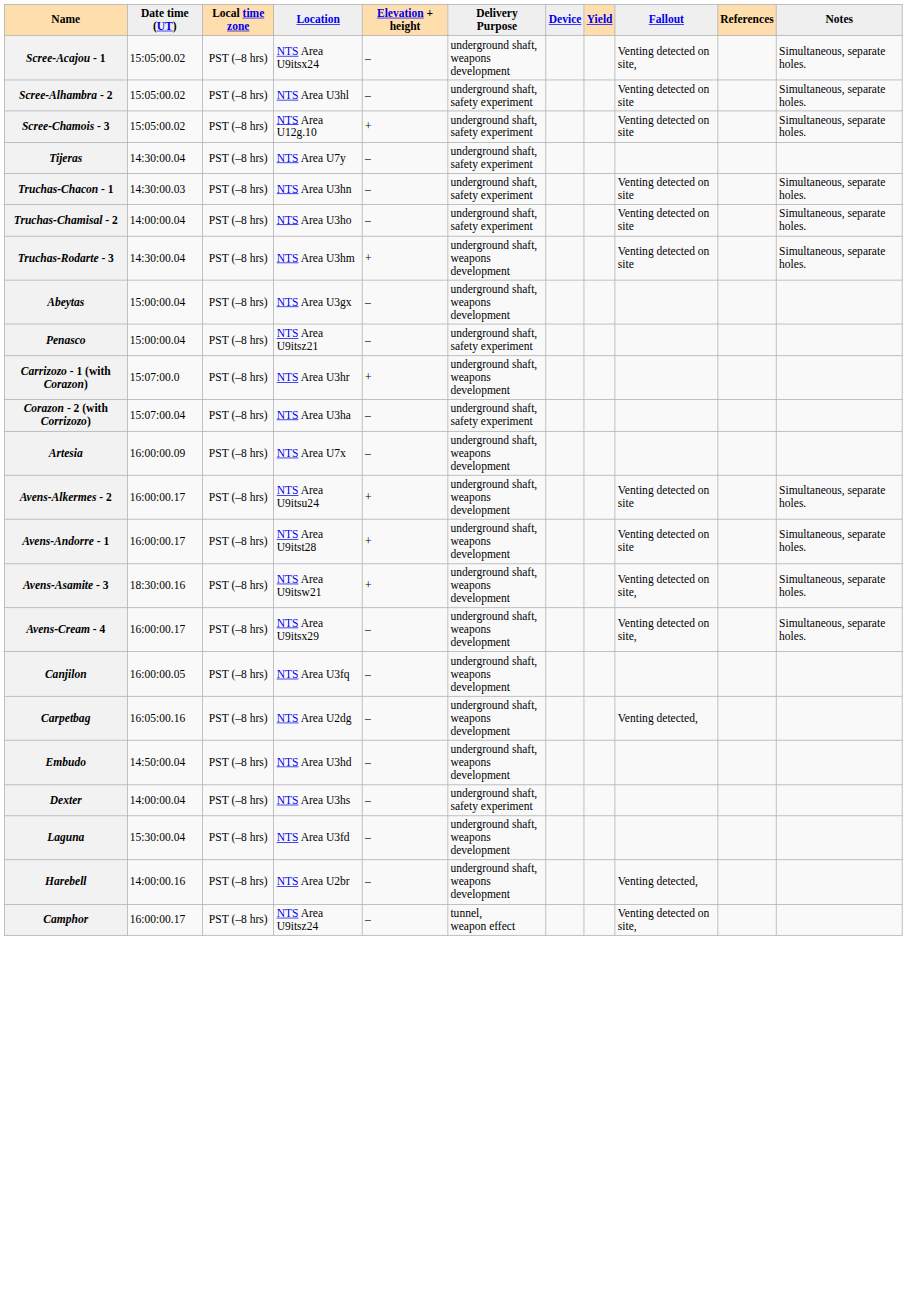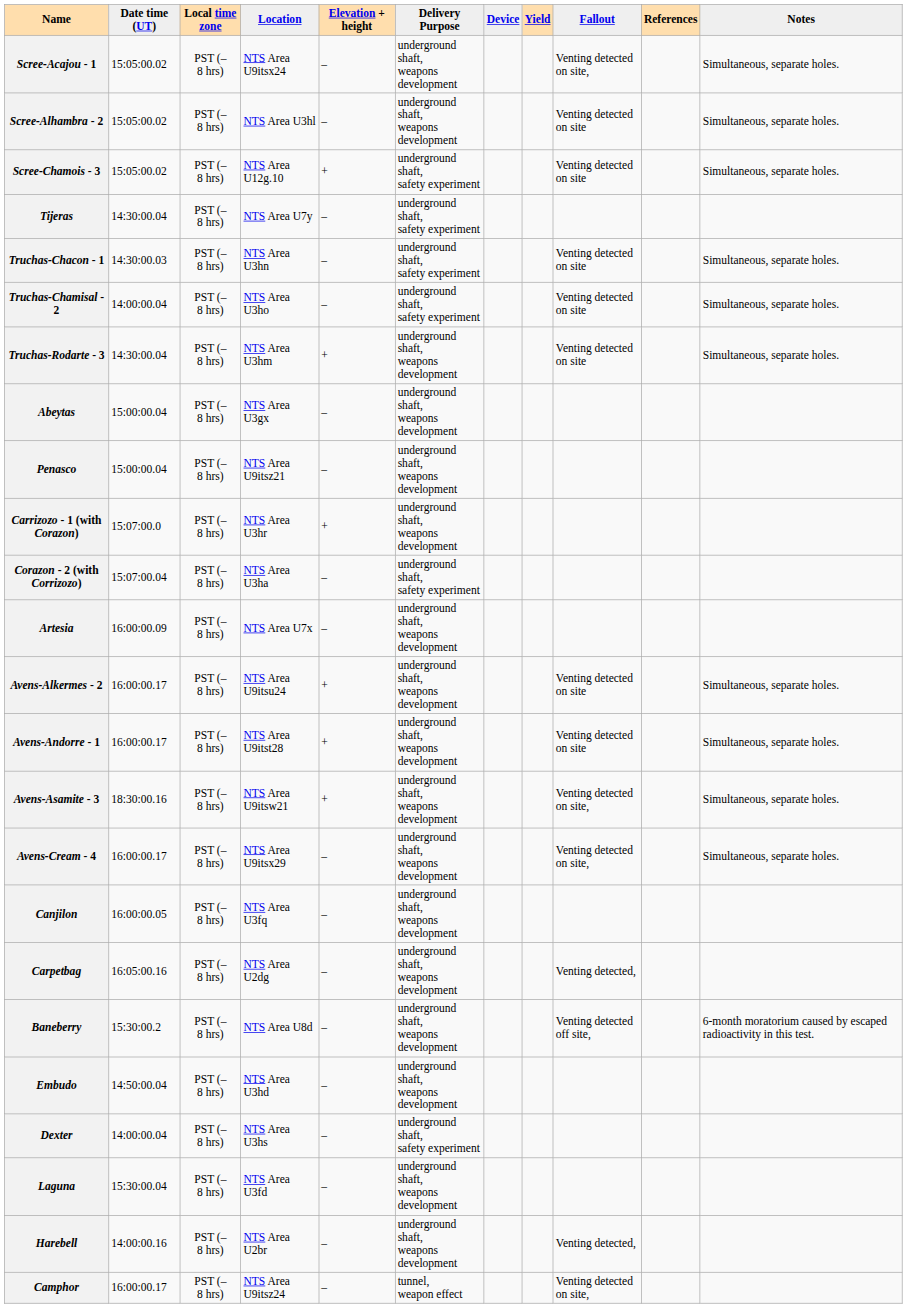(494, 95) underground shaft, safety experiment -> (427, 121) underground shaft, weapons development
(494, 340) underground shaft, safety experiment -> (427, 469) underground shaft, weapons development
+ row: (56, 1028)
